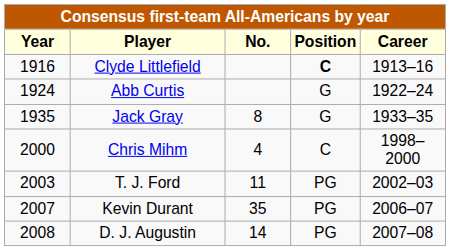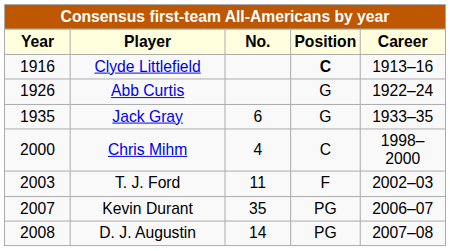(38, 91) 1924 -> (38, 91) 1926
(258, 116) 8 -> (258, 116) 6
(325, 183) PG -> (325, 183) F
